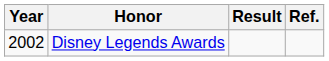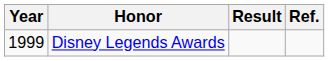(26, 42) 2002 -> (26, 42) 1999
